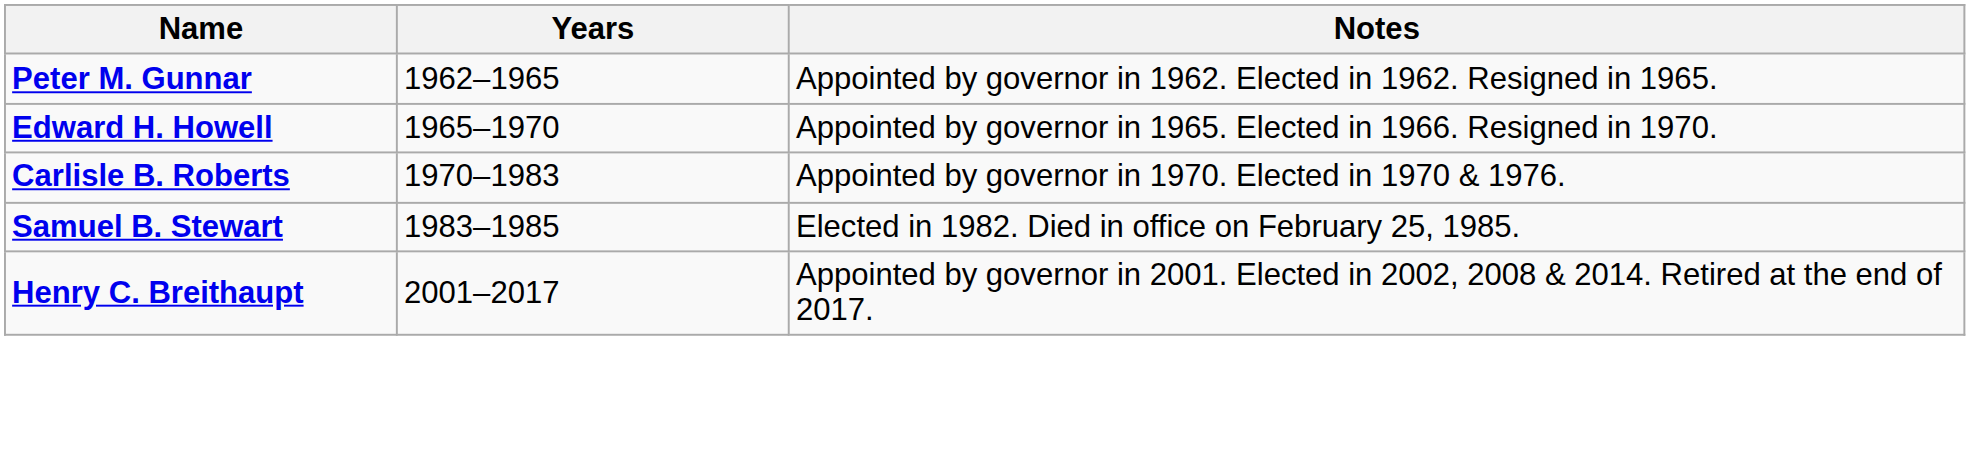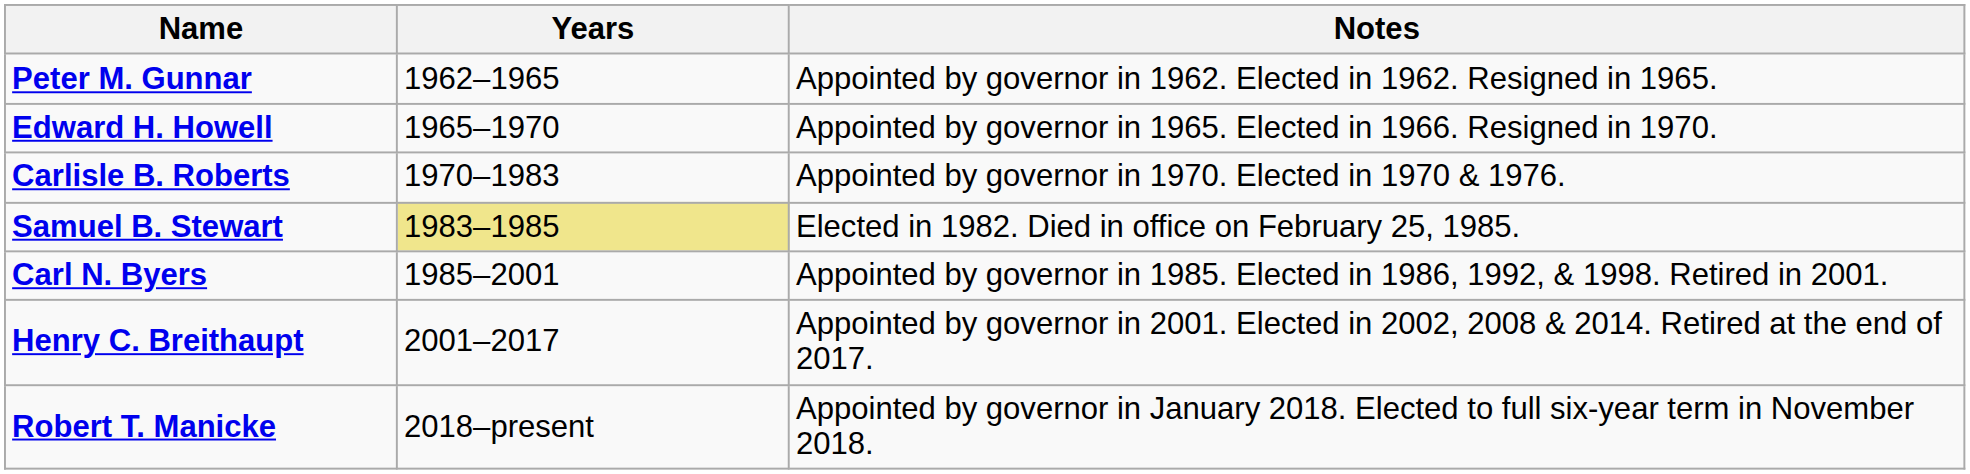(482, 226) no background -> (482, 226) khaki background
+ row: (110, 275)
+ row: (144, 426)
